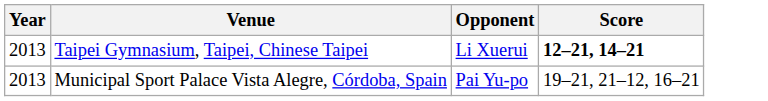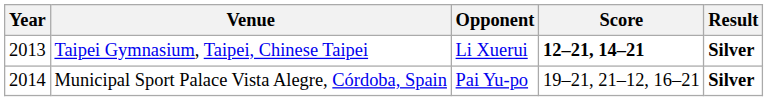+ column: (733, 20)
(27, 80) 2013 -> (27, 80) 2014
